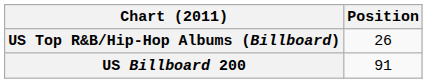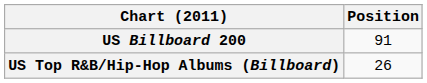rows swapped: (174, 65) <-> (174, 41)
